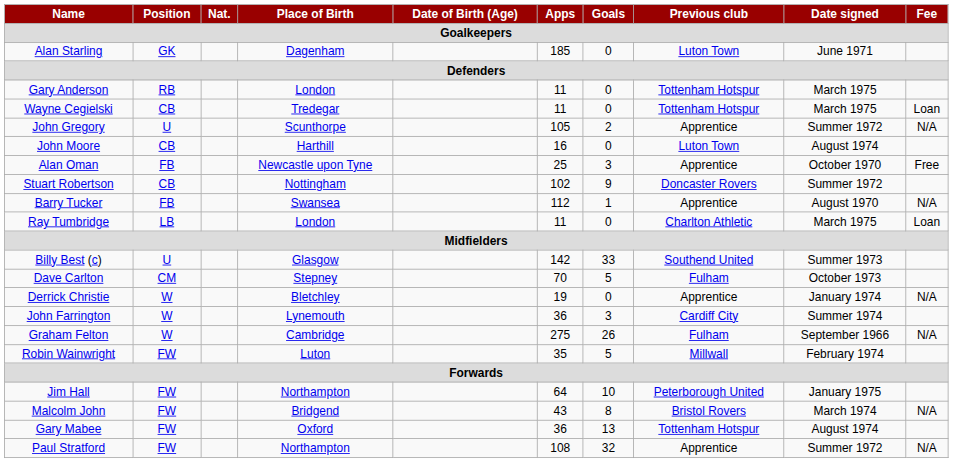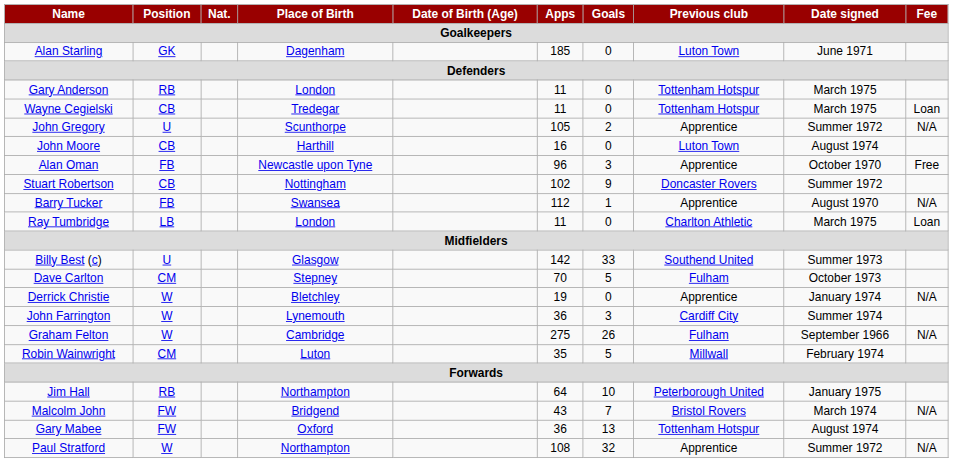(560, 165) 25 -> (560, 165) 96
(167, 354) FW -> (167, 354) CM
(167, 392) FW -> (167, 392) RB
(608, 411) 8 -> (608, 411) 7
(167, 449) FW -> (167, 449) W
